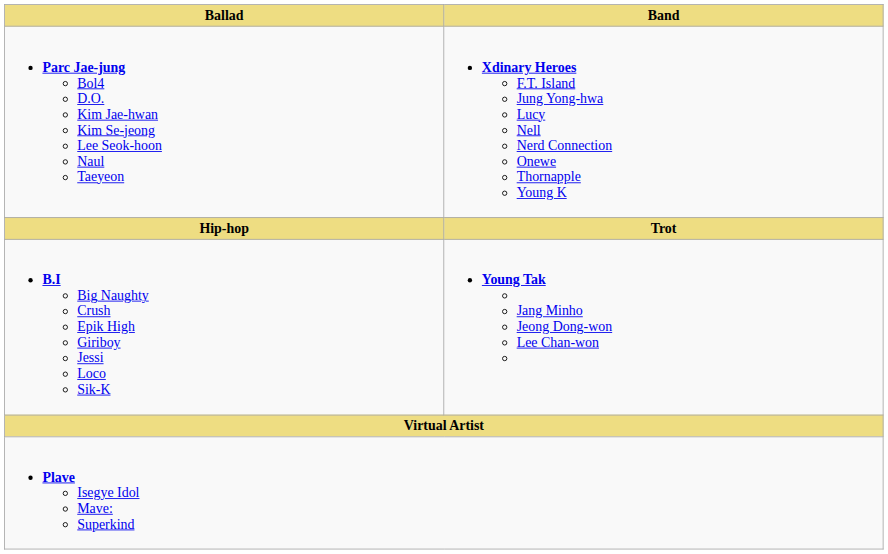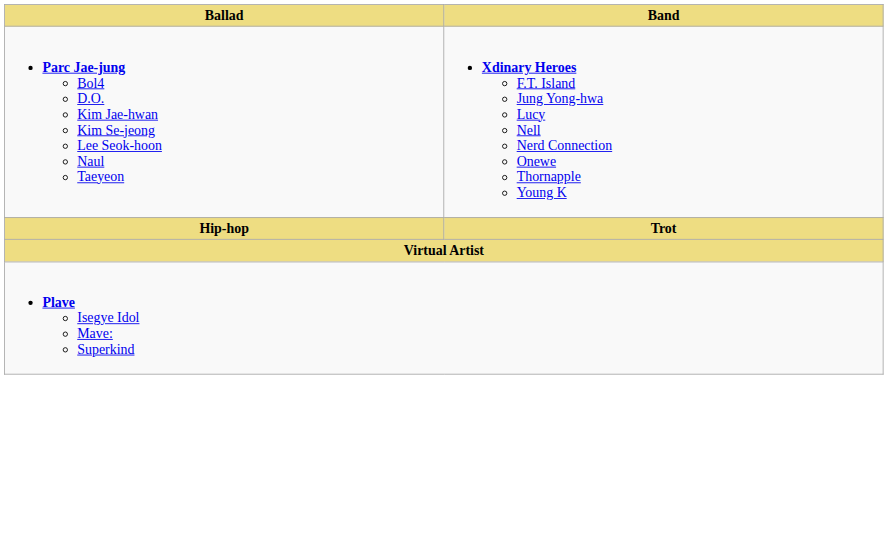- row: (224, 335)
